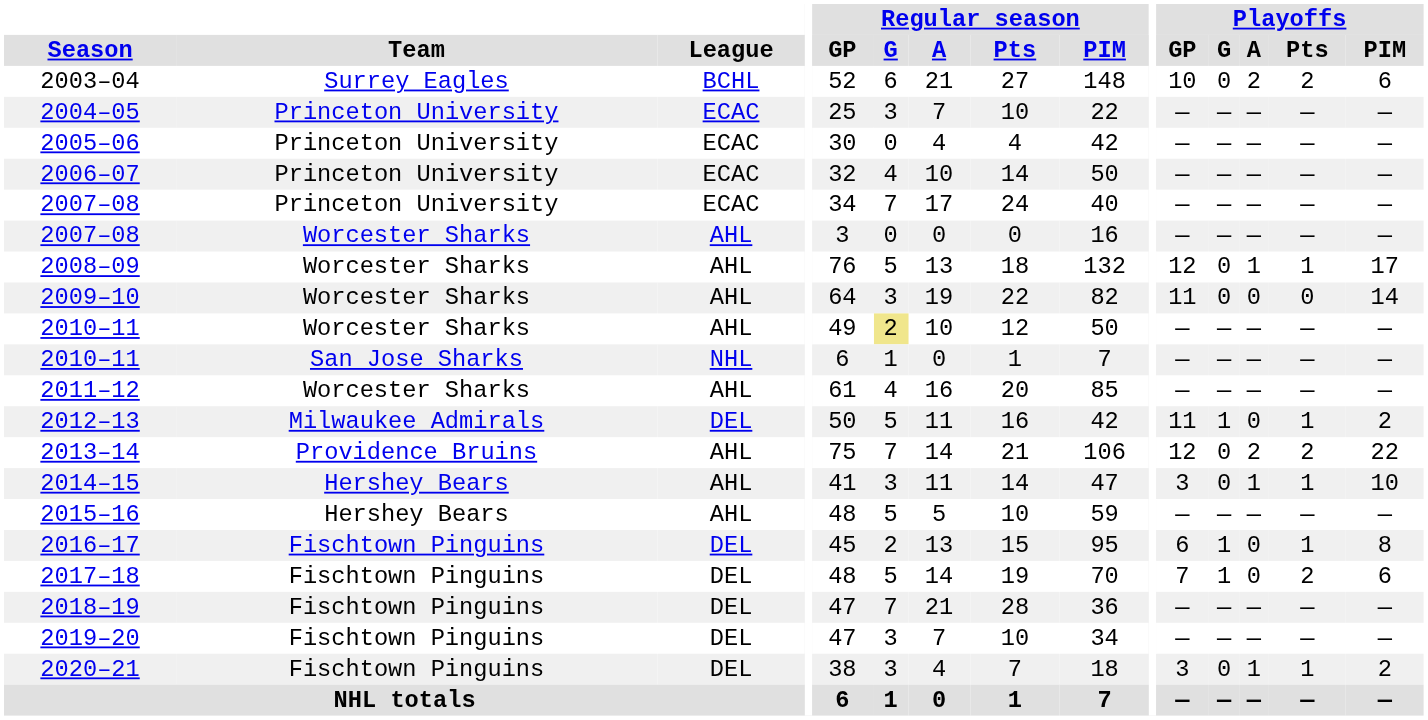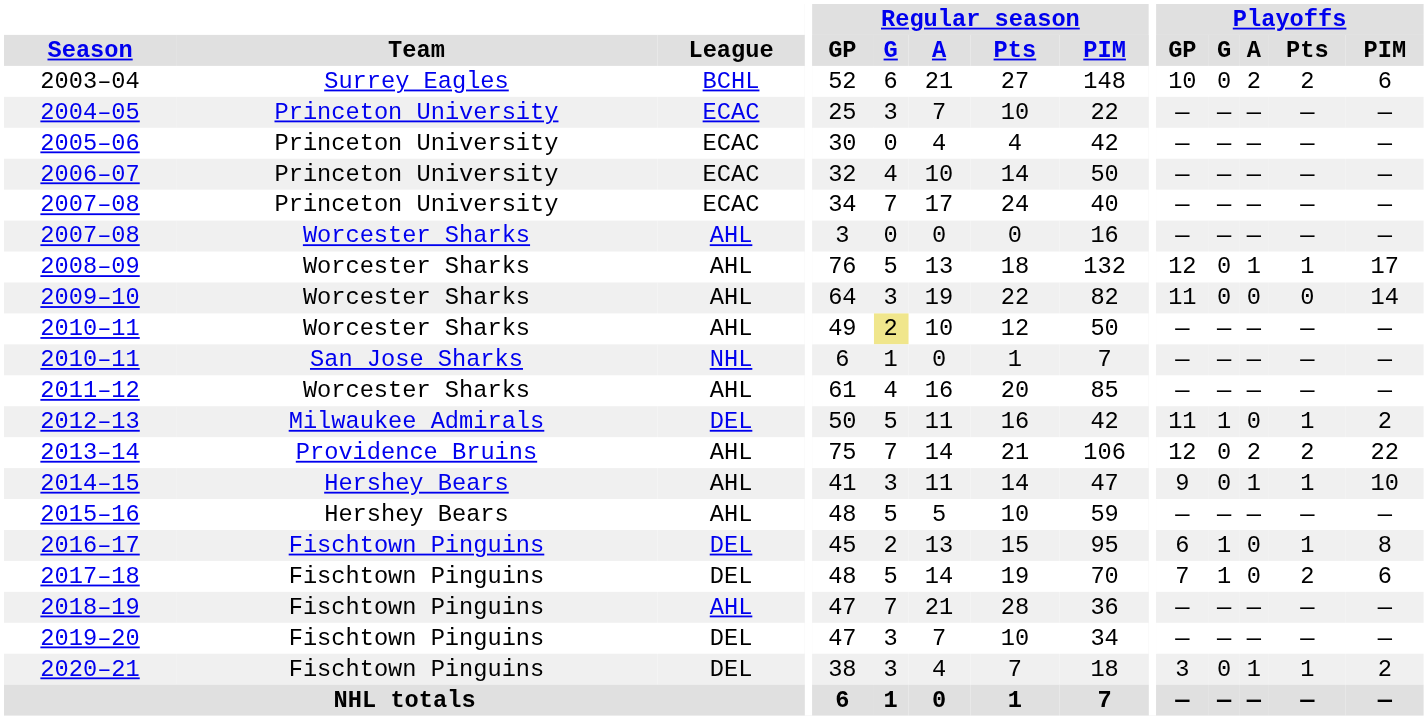(1182, 484) 3 -> (1182, 484) 9
(731, 607) DEL -> (731, 607) AHL
